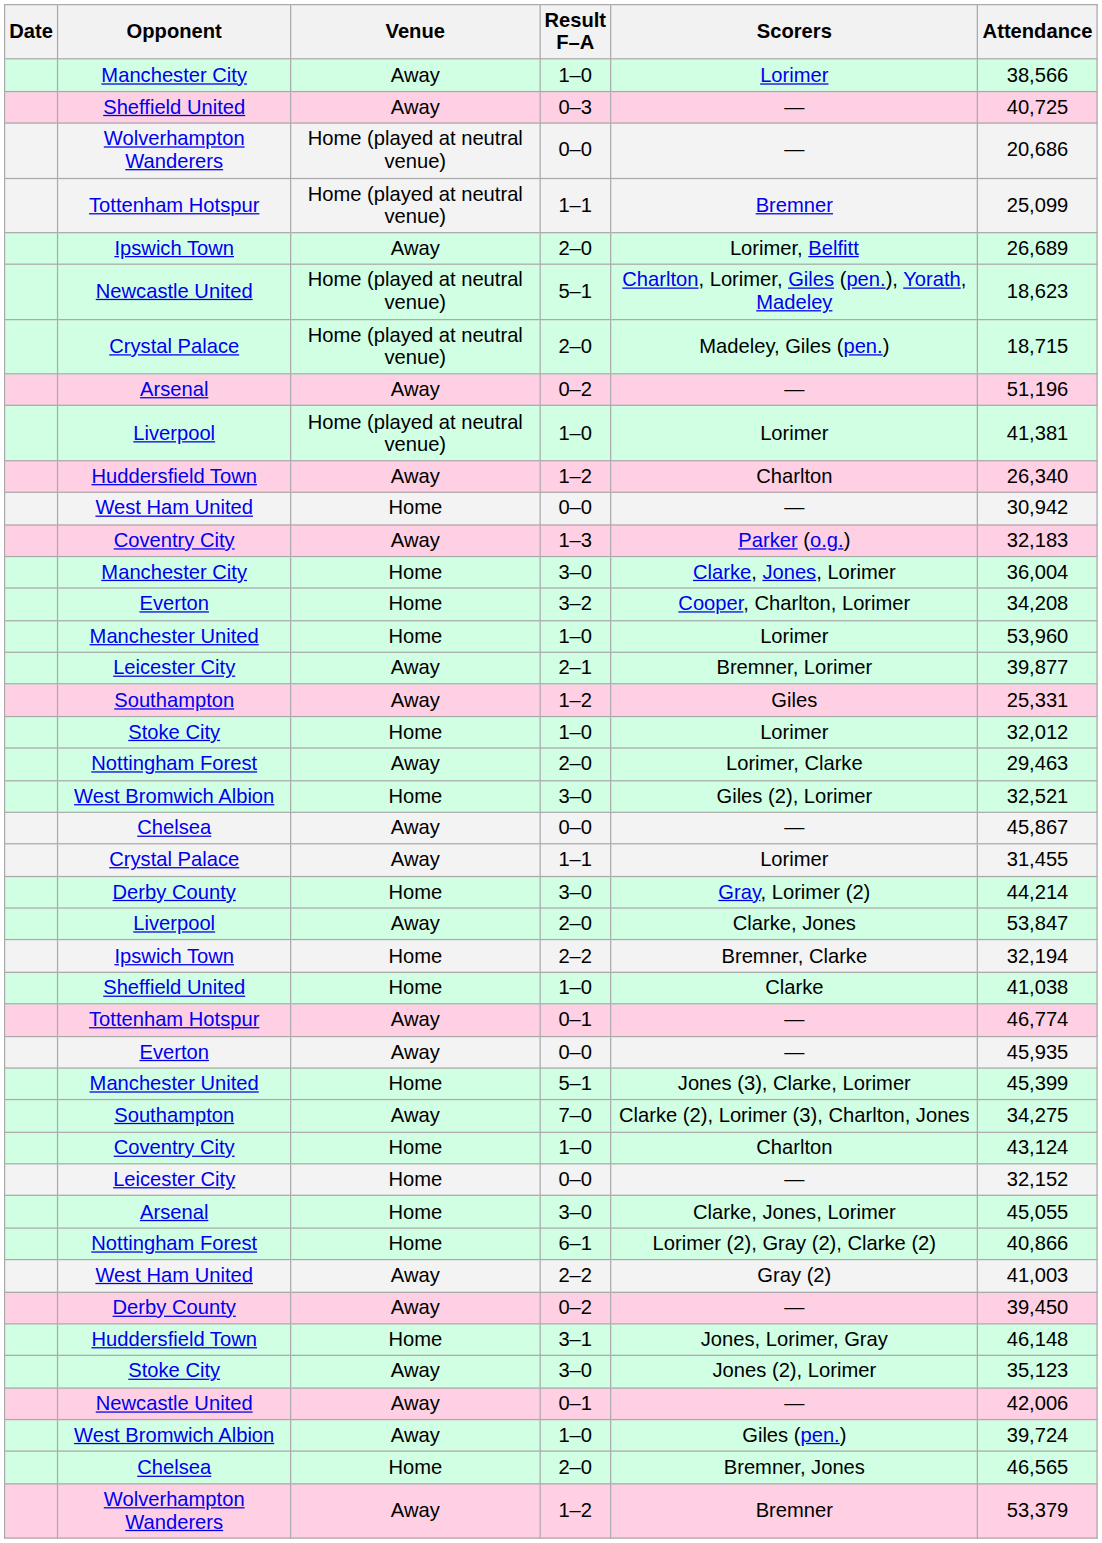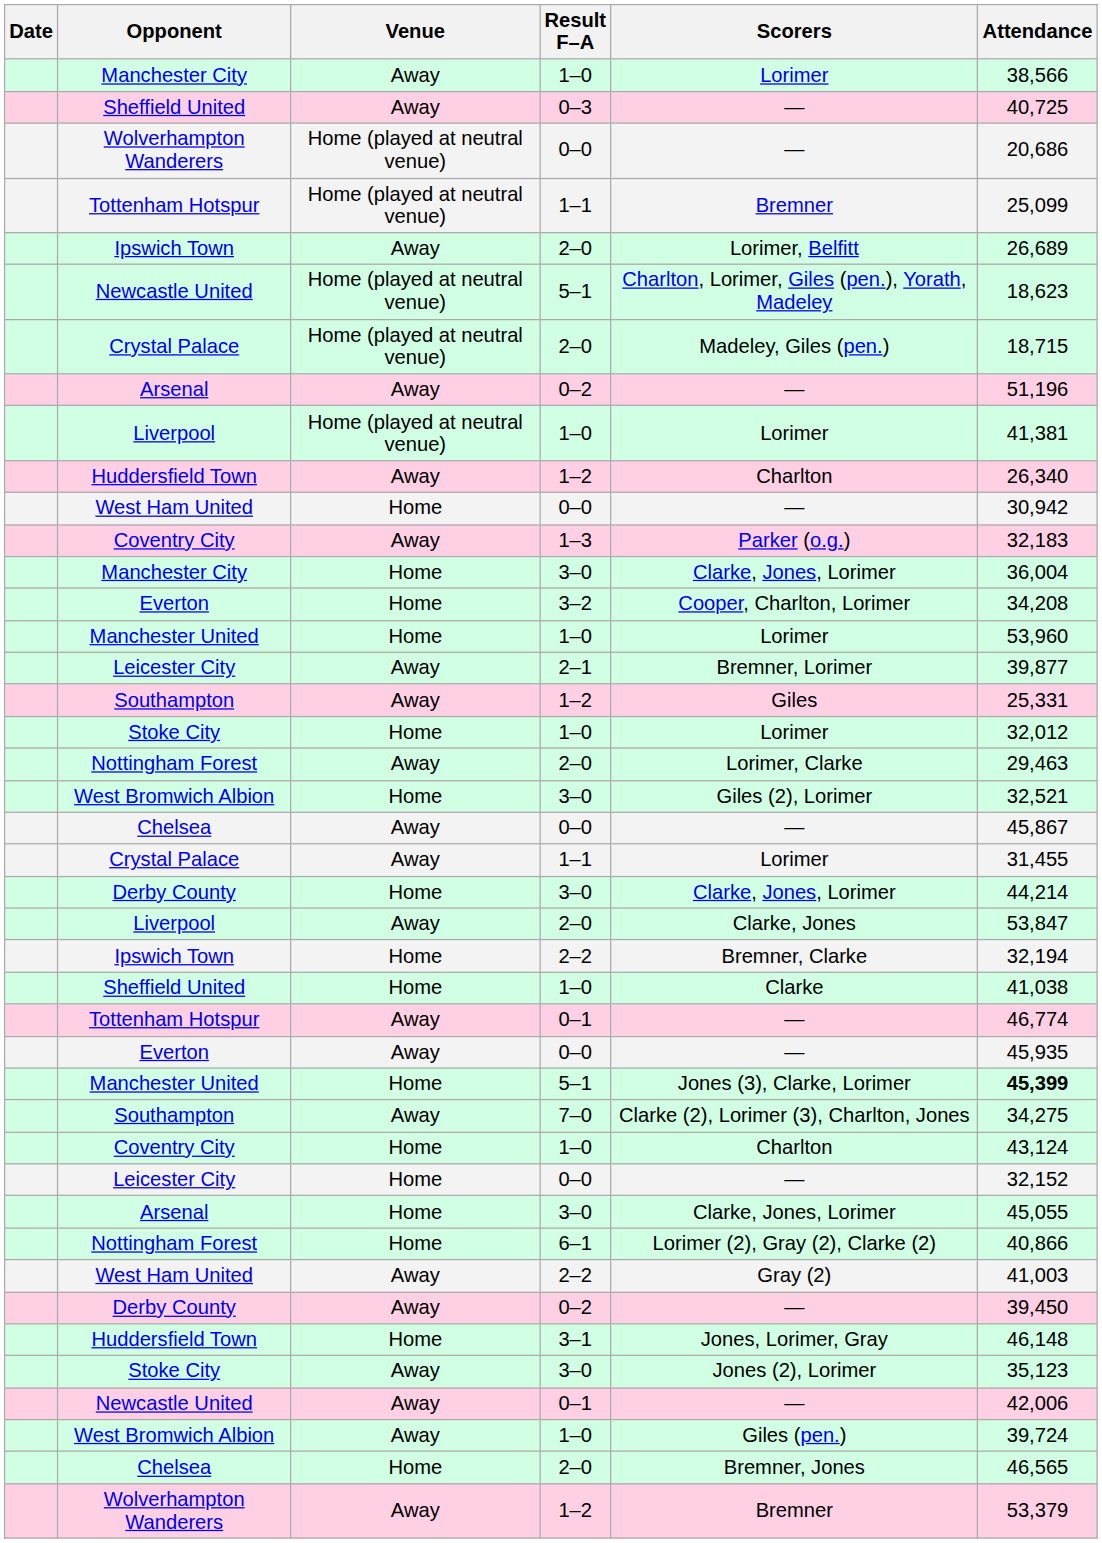(794, 891) Gray, Lorimer (2) -> (794, 891) Clarke, Jones, Lorimer
(1037, 1083) normal -> (1037, 1083) bold
